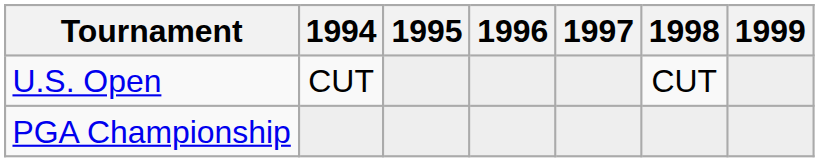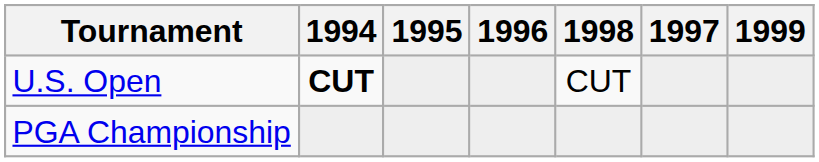columns swapped: (599, 31) <-> (684, 31)
(341, 81) normal -> (341, 81) bold
